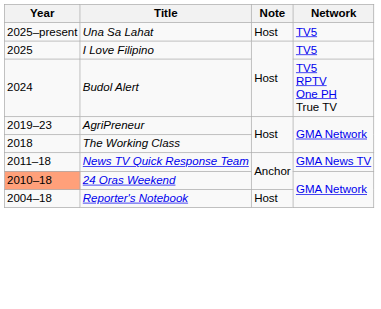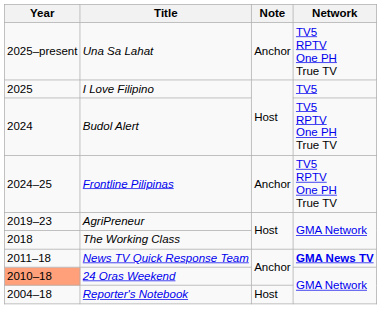(266, 31) Host -> (272, 51) Anchor
(307, 31) TV5 -> (316, 51) TV5 RPTV One PH True TV
+ row: (128, 183)
(334, 162) normal -> (335, 258) bold
